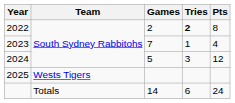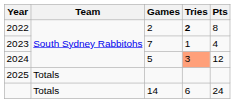(187, 59) no background -> (187, 59) lightsalmon background
(62, 75) Wests Tigers -> (46, 75) Totals
